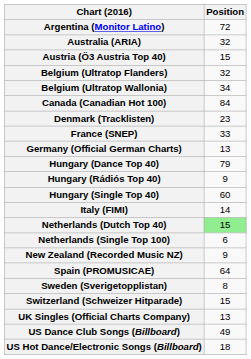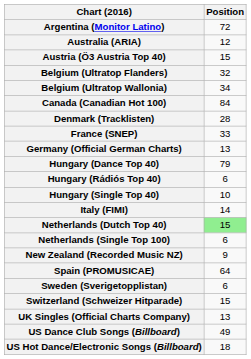(225, 42) 32 -> (225, 42) 12
(225, 118) 23 -> (225, 118) 28
(225, 179) 9 -> (225, 179) 6
(225, 194) 60 -> (225, 194) 10
(225, 286) 8 -> (225, 286) 6
